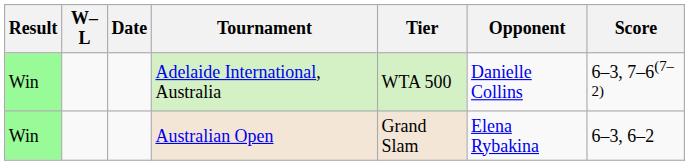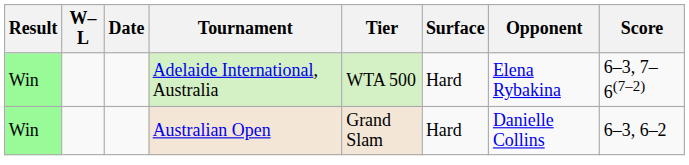+ column: (455, 28)
(501, 82) Danielle Collins -> (527, 79) Elena Rybakina
(505, 135) Elena Rybakina -> (523, 130) Danielle Collins
